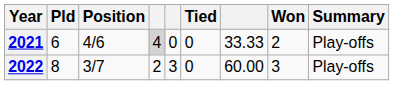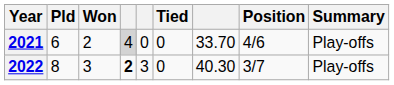columns swapped: (288, 17) <-> (114, 17)
(244, 42) 33.33 -> (216, 42) 33.70
(157, 67) normal -> (128, 67) bold
(244, 67) 60.00 -> (216, 67) 40.30
